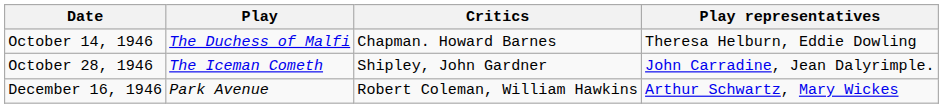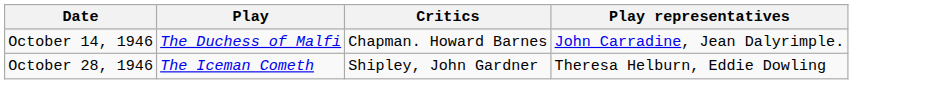(781, 41) Theresa Helburn, Eddie Dowling -> (699, 41) John Carradine, Jean Dalyrimple.
(790, 66) John Carradine, Jean Dalyrimple. -> (690, 66) Theresa Helburn, Eddie Dowling
- row: (85, 91)
